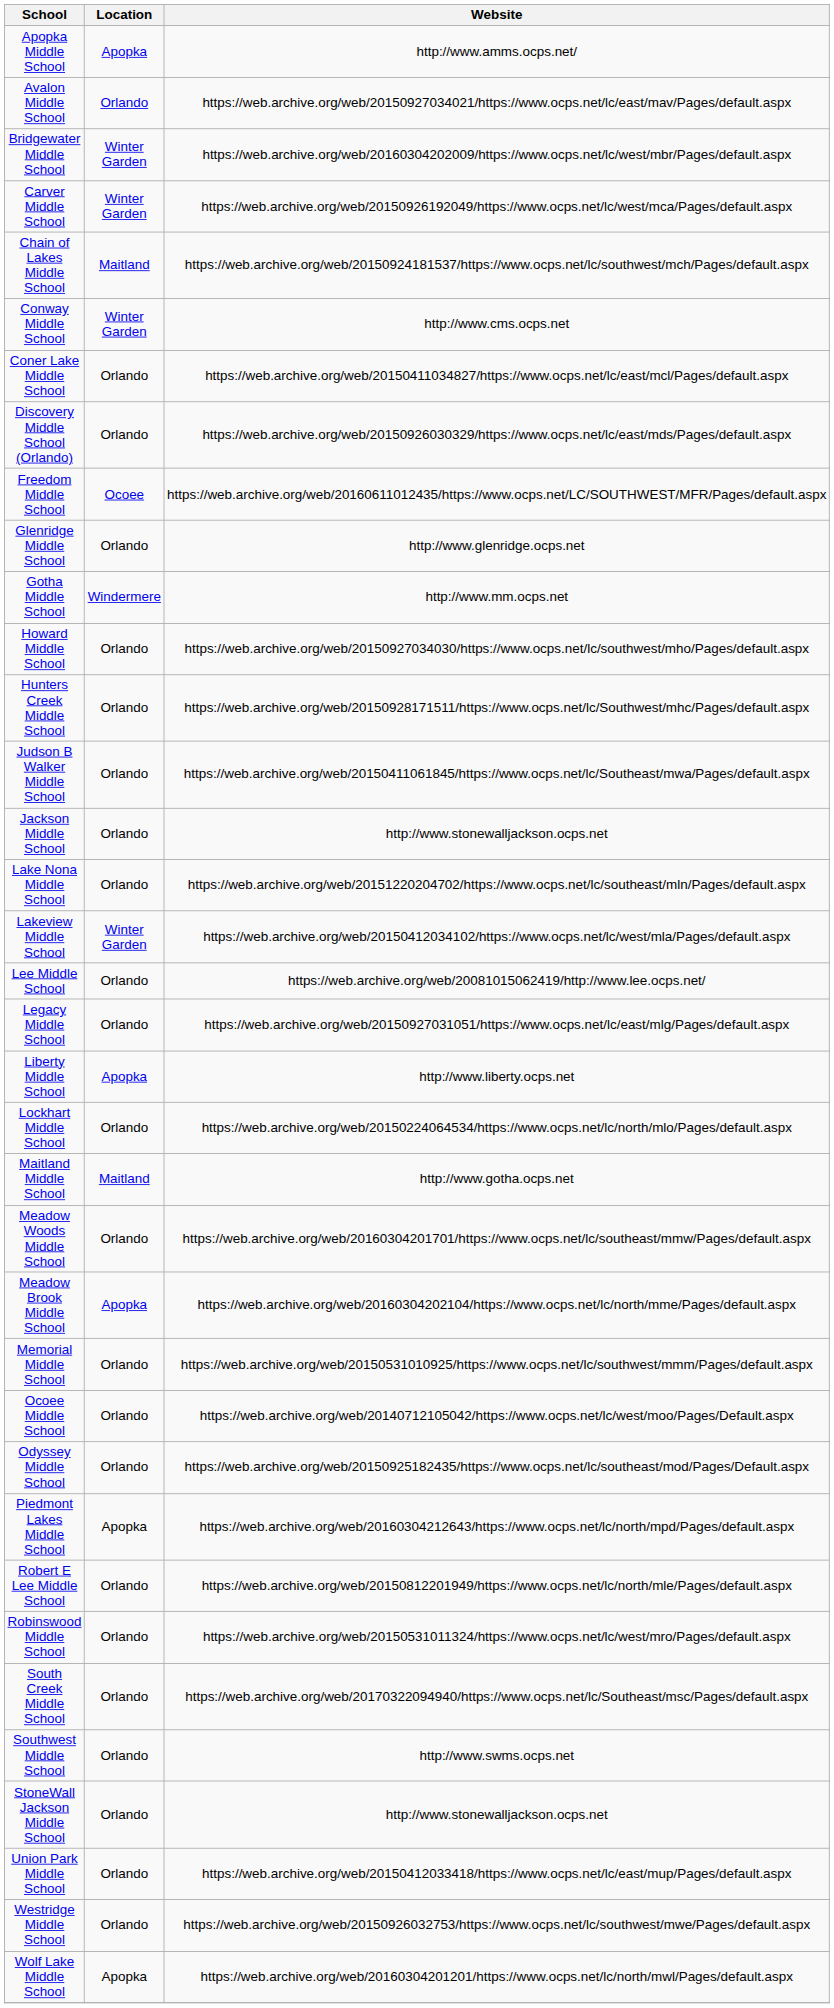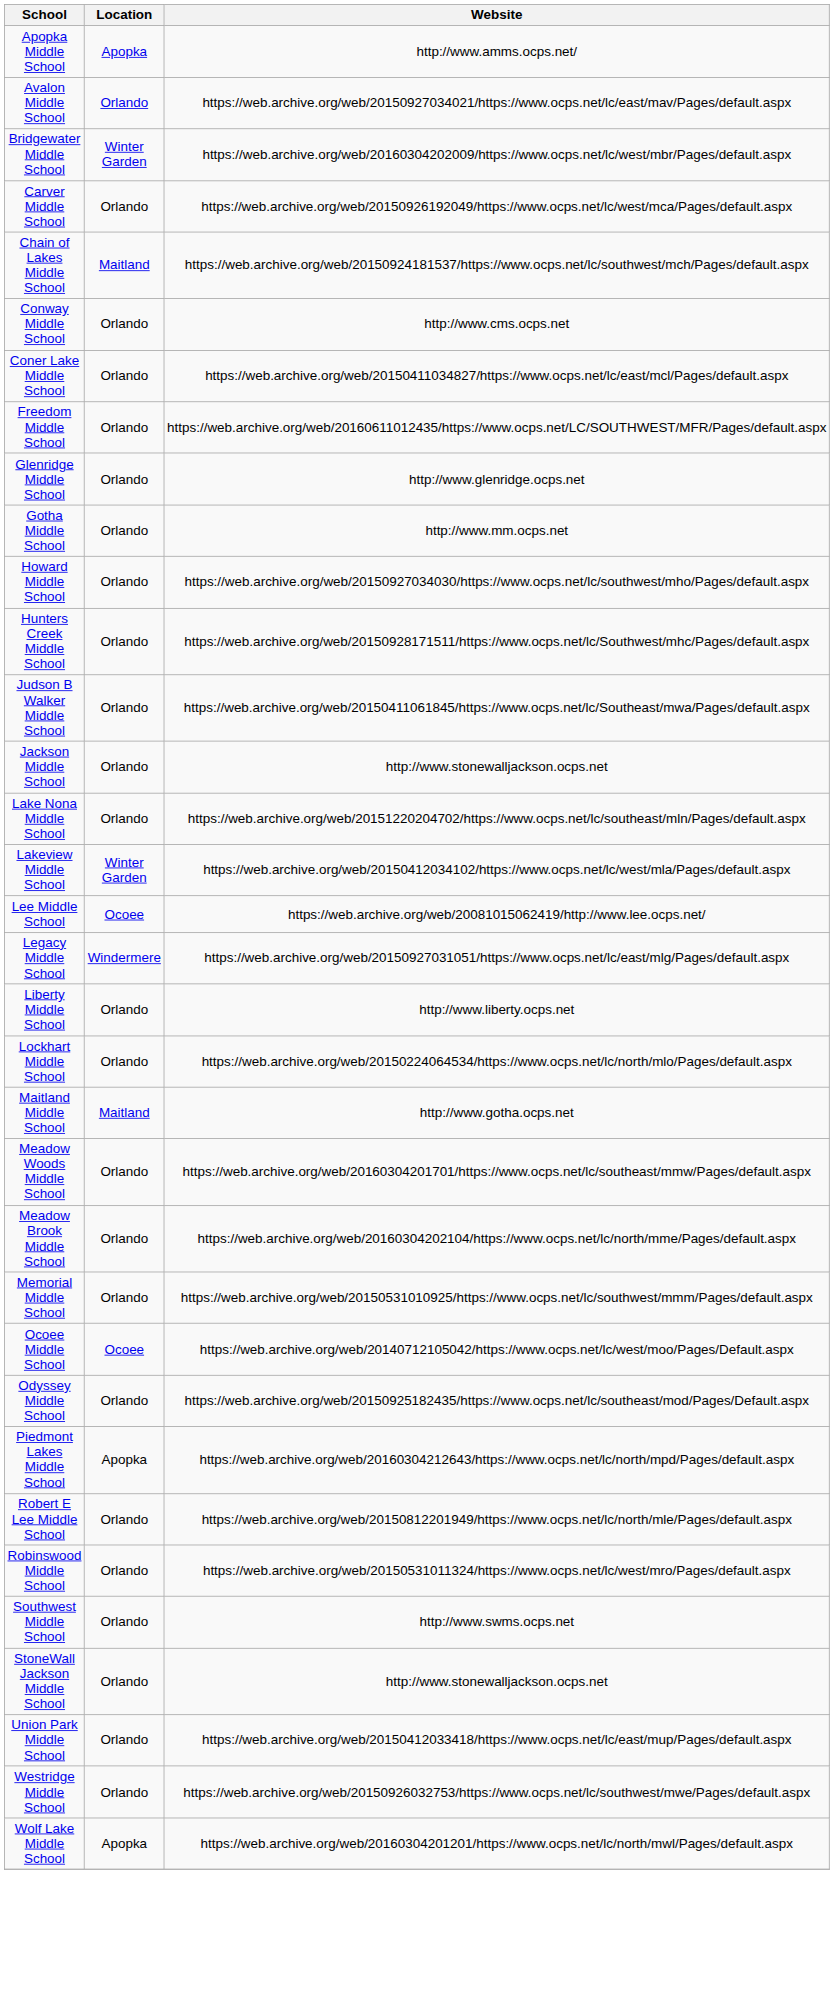(124, 206) Winter Garden -> (124, 206) Orlando
(124, 324) Winter Garden -> (124, 324) Orlando
- row: (44, 435)
(124, 494) Ocoee -> (124, 427) Orlando
(124, 597) Windermere -> (124, 530) Orlando
(124, 980) Orlando -> (124, 914) Ocoee
(124, 1024) Orlando -> (124, 958) Windermere
(124, 1076) Apopka -> (124, 1009) Orlando
(124, 1305) Apopka -> (124, 1238) Orlando
(124, 1416) Orlando -> (124, 1349) Ocoee
- row: (44, 1696)
